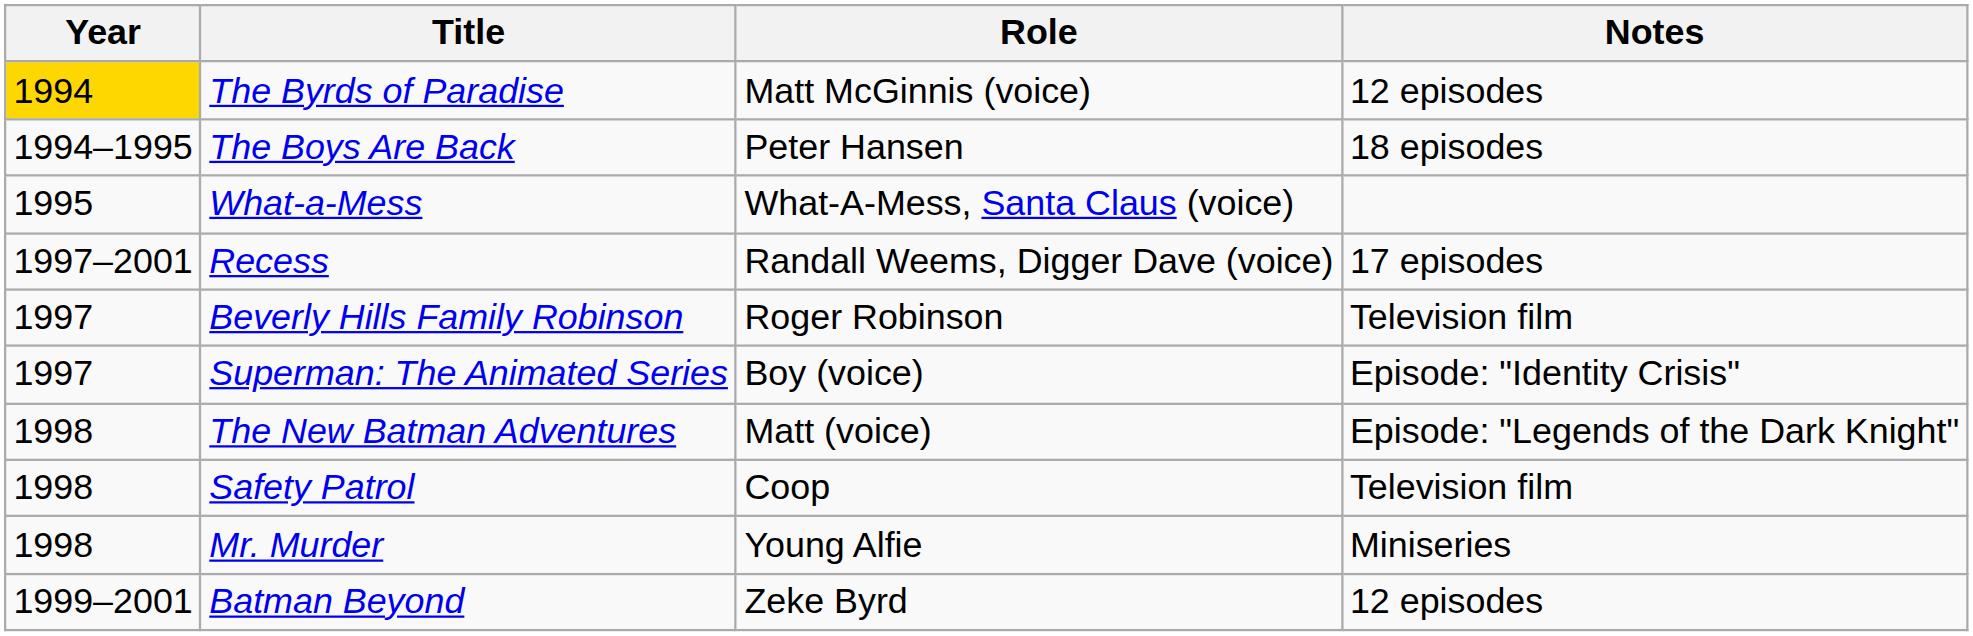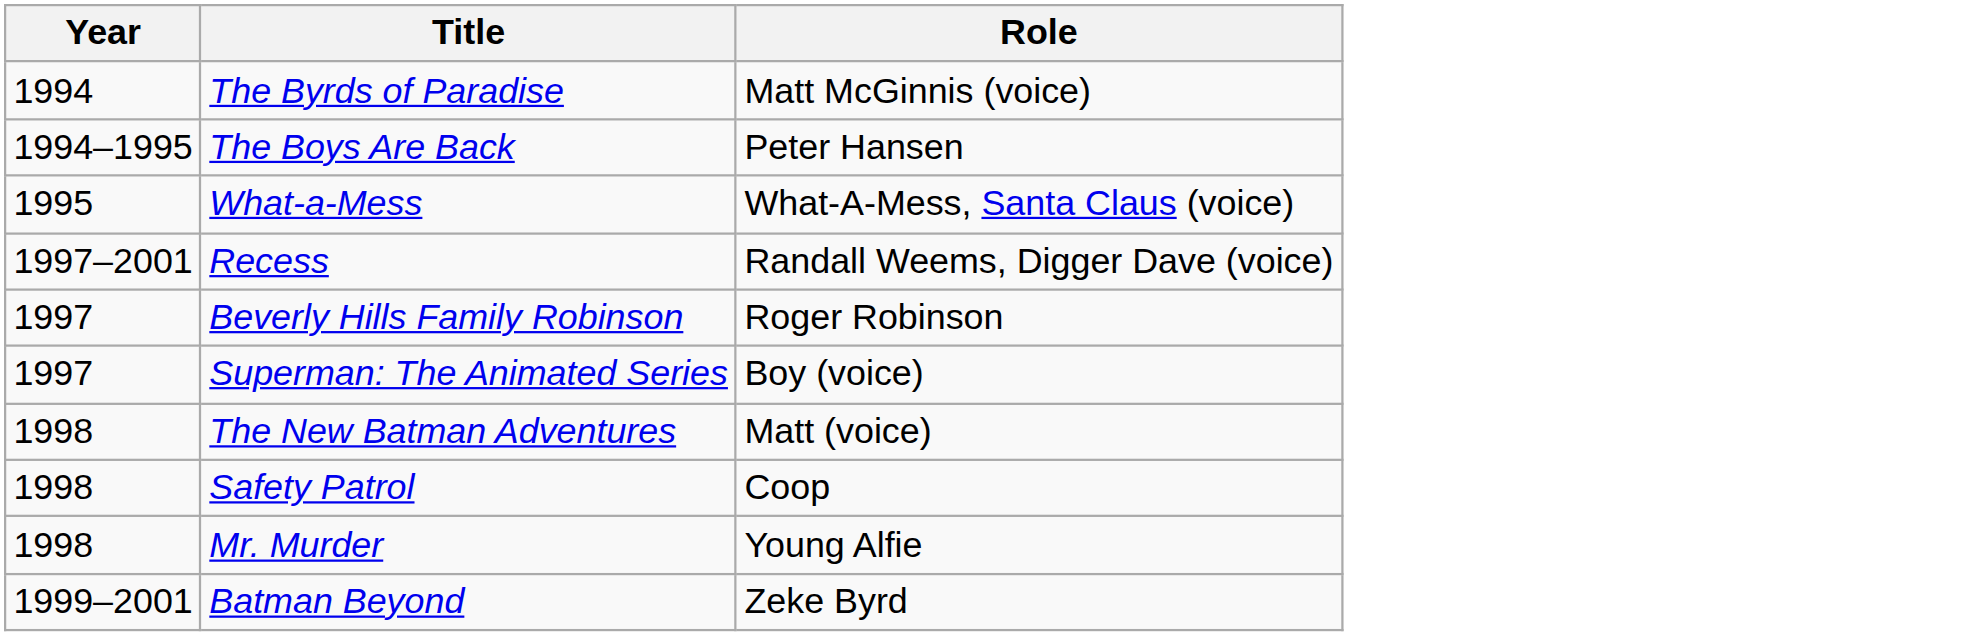- column: (1655, 32)
(53, 89) gold background -> (53, 89) no background
